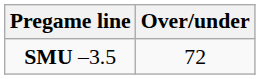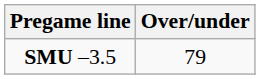(195, 56) 72 -> (195, 56) 79
